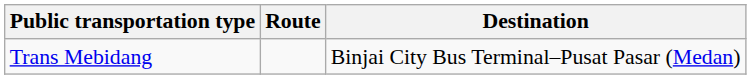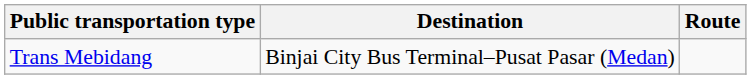columns swapped: (293, 21) <-> (536, 21)
